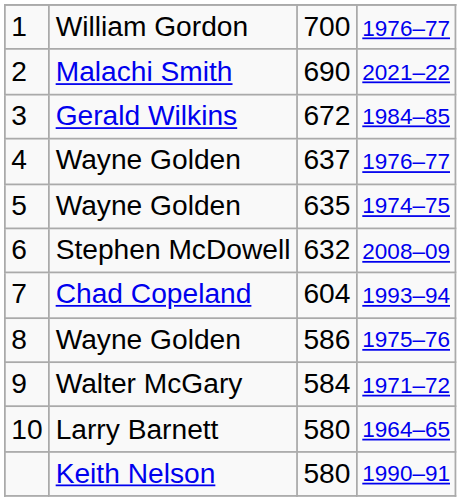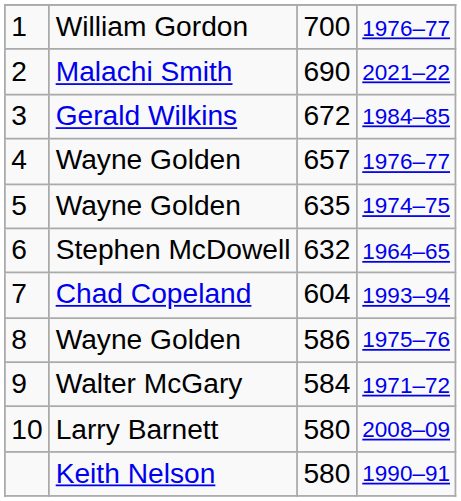(327, 160) 637 -> (327, 160) 657
(406, 251) 2008–09 -> (406, 251) 1964–65
(406, 429) 1964–65 -> (406, 429) 2008–09
